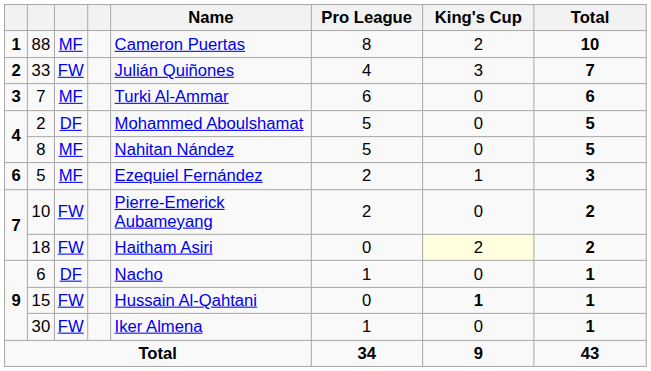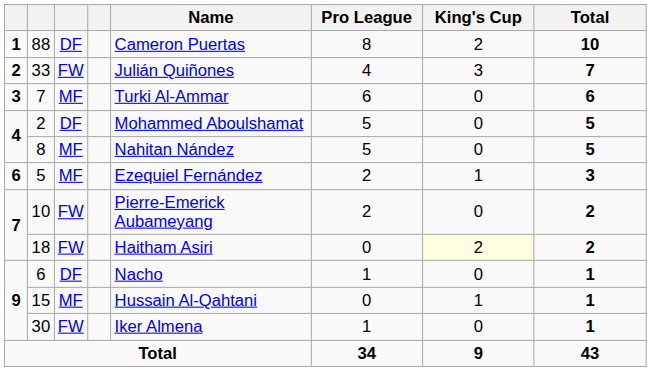(71, 44) MF -> (71, 44) DF
(71, 300) FW -> (71, 300) MF
(478, 300) bold -> (478, 300) normal
